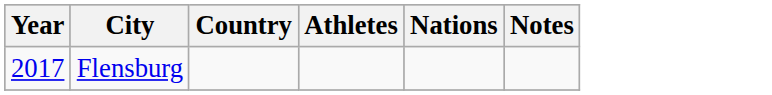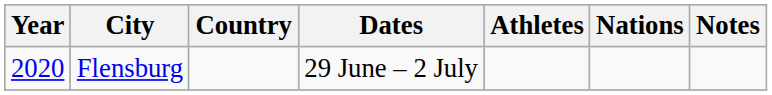+ column: (391, 25)
(38, 68) 2017 -> (38, 68) 2020
